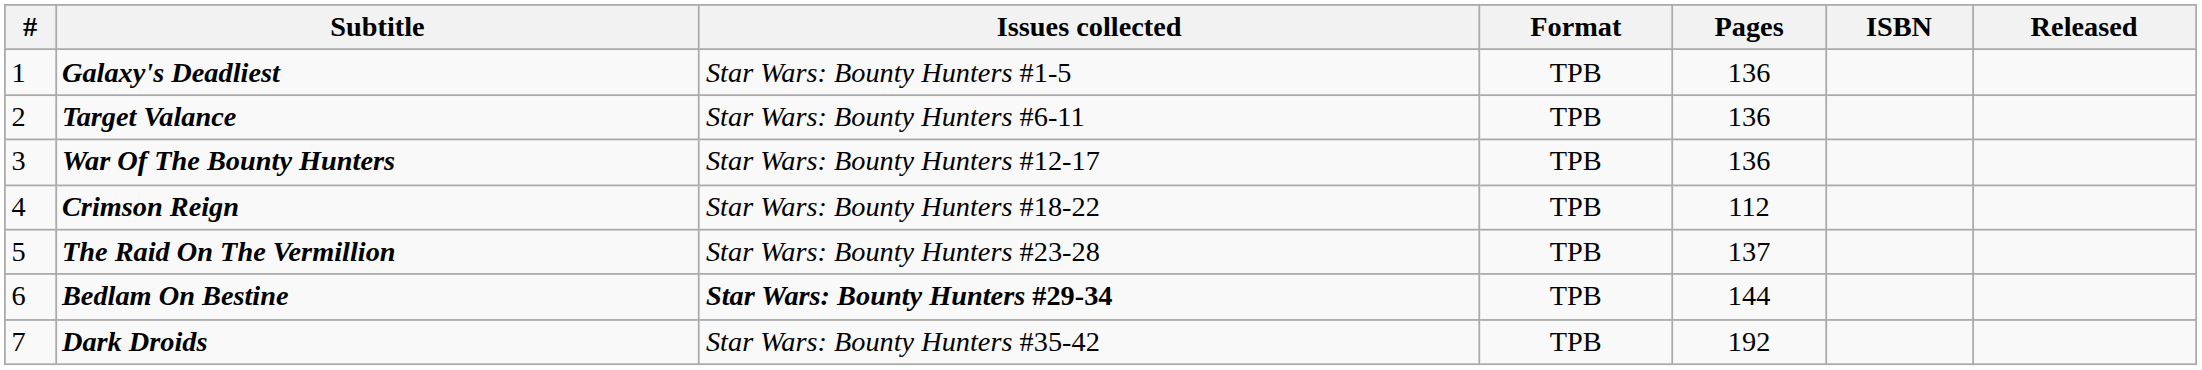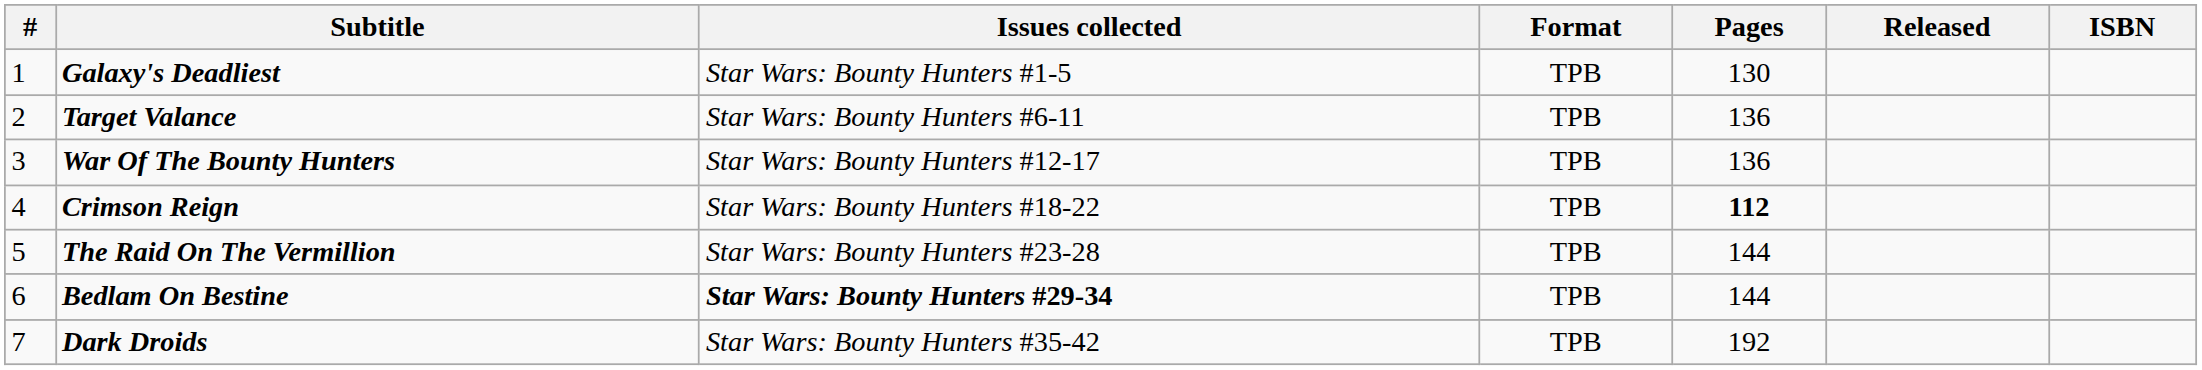columns swapped: (2084, 26) <-> (1899, 26)
(1749, 71) 136 -> (1749, 71) 130
(1749, 206) normal -> (1749, 206) bold
(1749, 251) 137 -> (1749, 251) 144
